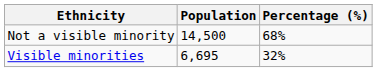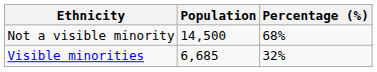(199, 56) 6,695 -> (199, 56) 6,685
